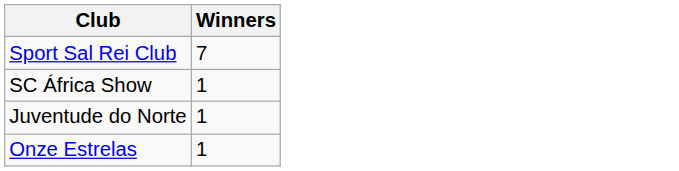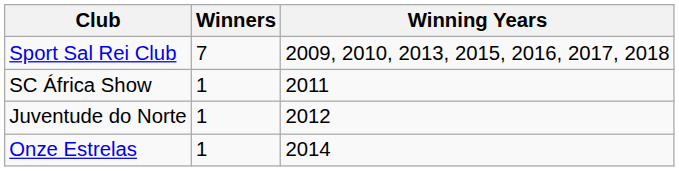+ column: (477, 20)
